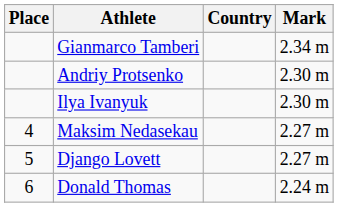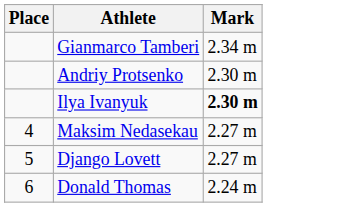- column: (239, 18)
(304, 103) normal -> (233, 103) bold
